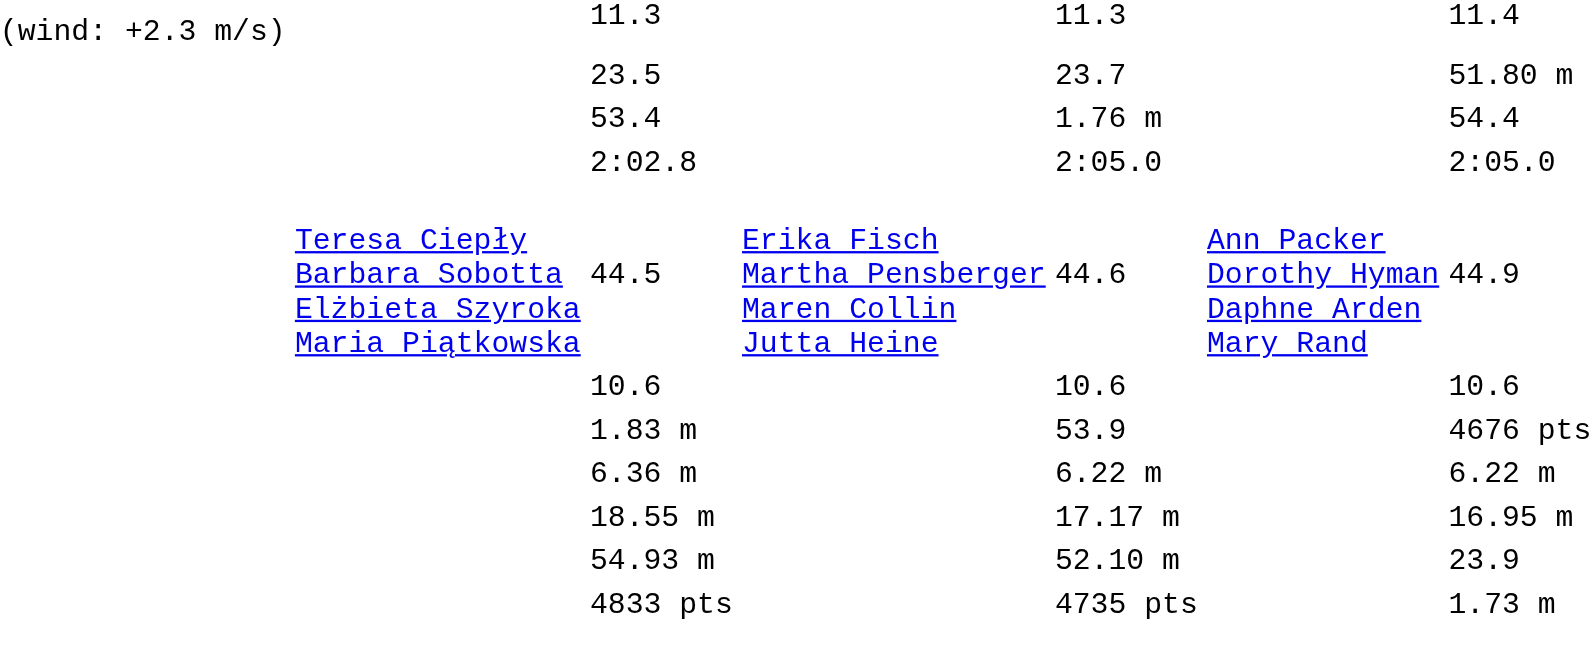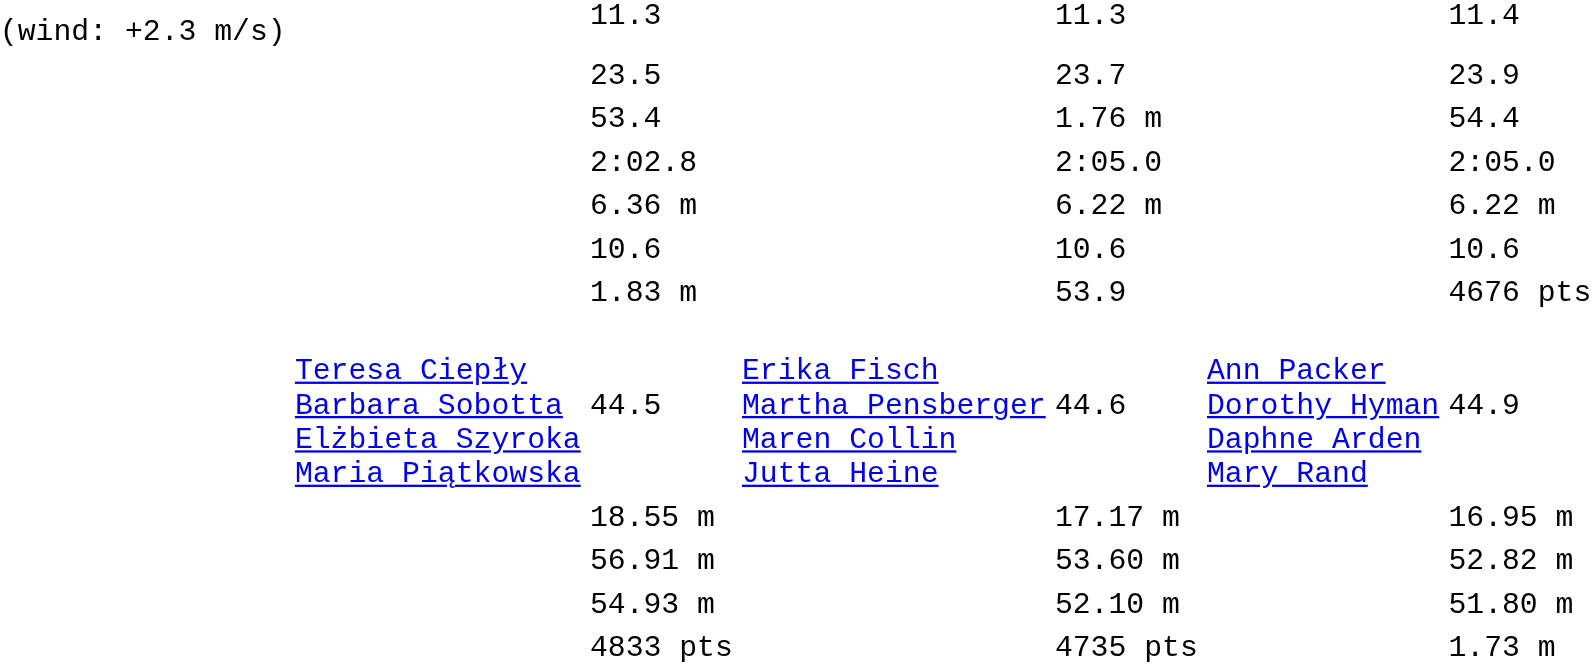(1511, 76) 51.80 m -> (1484, 76) 23.9
rows swapped: (626, 275) <-> (644, 474)
+ row: (652, 561)
(1484, 561) 23.9 -> (1511, 605) 51.80 m
